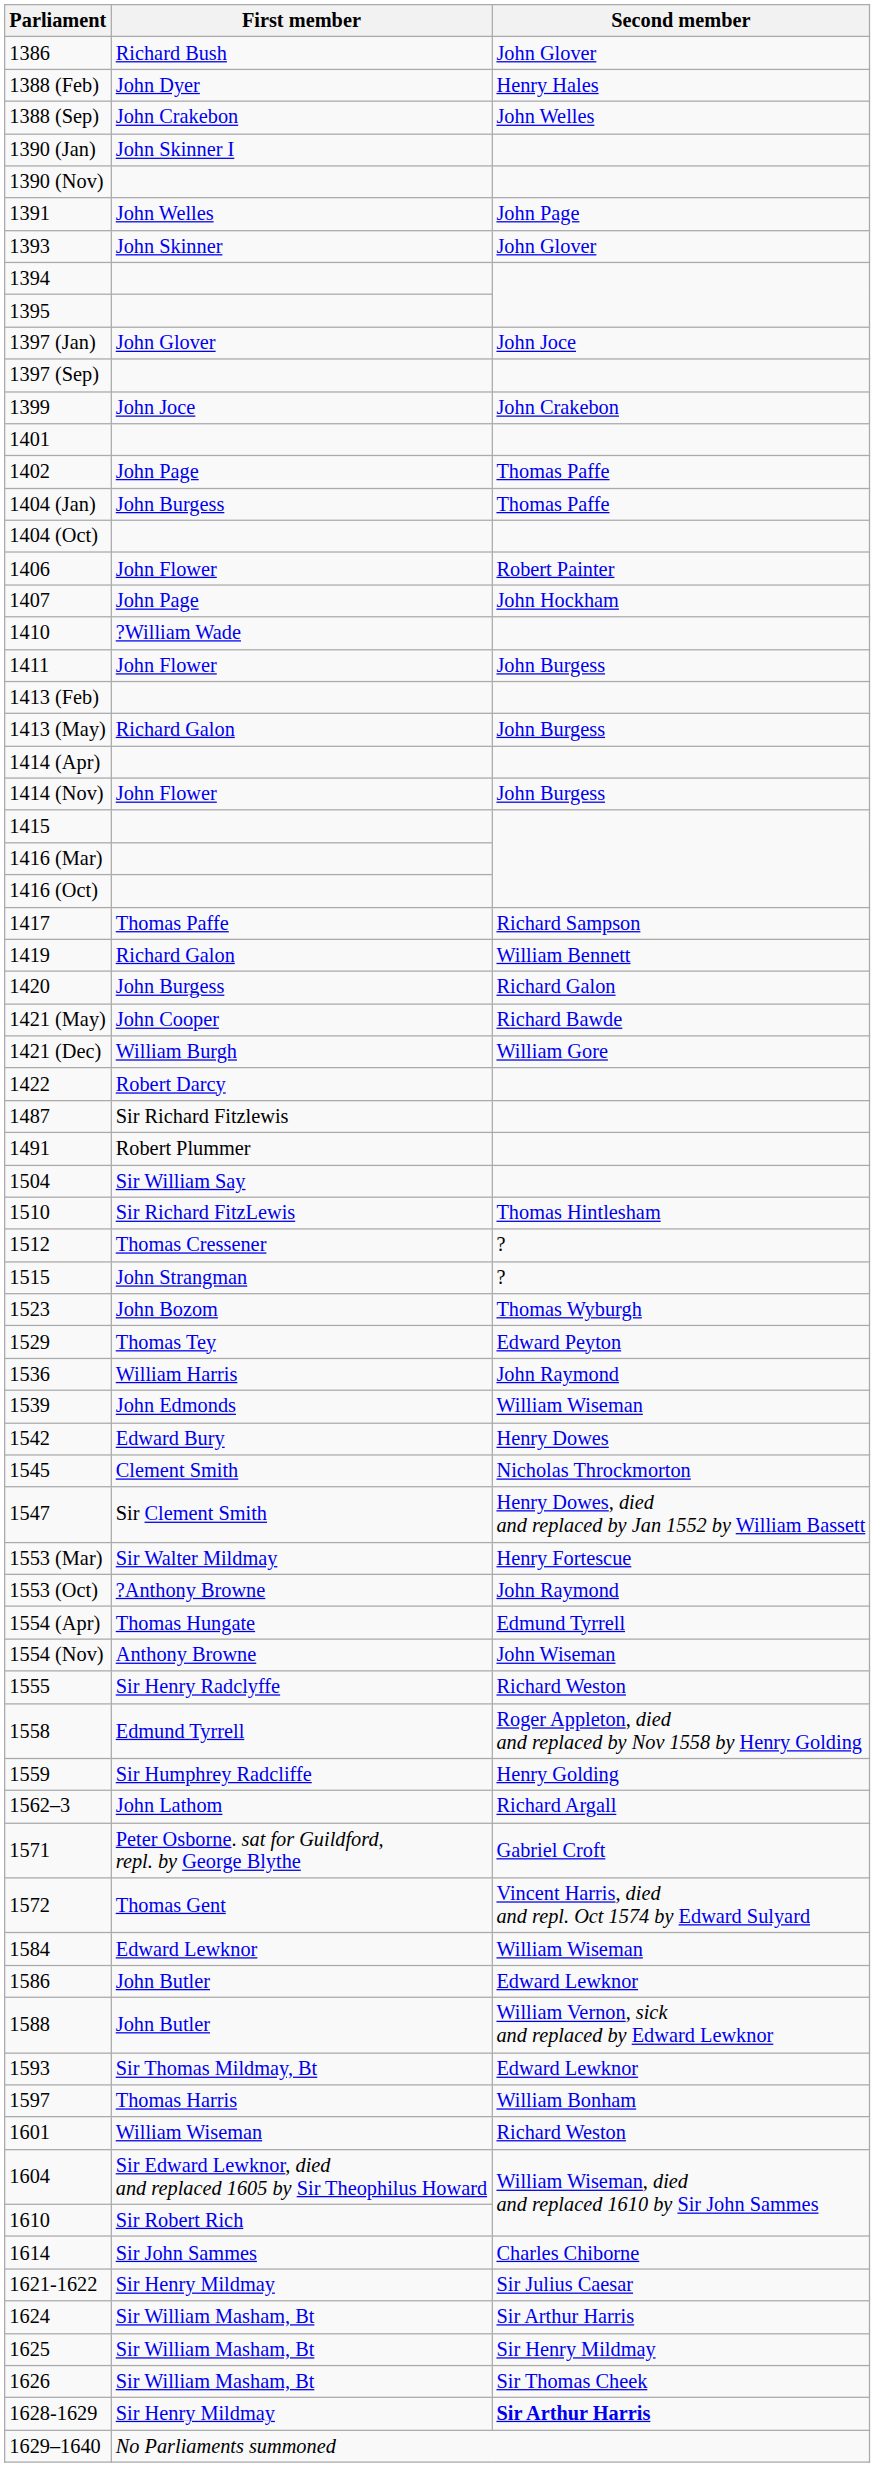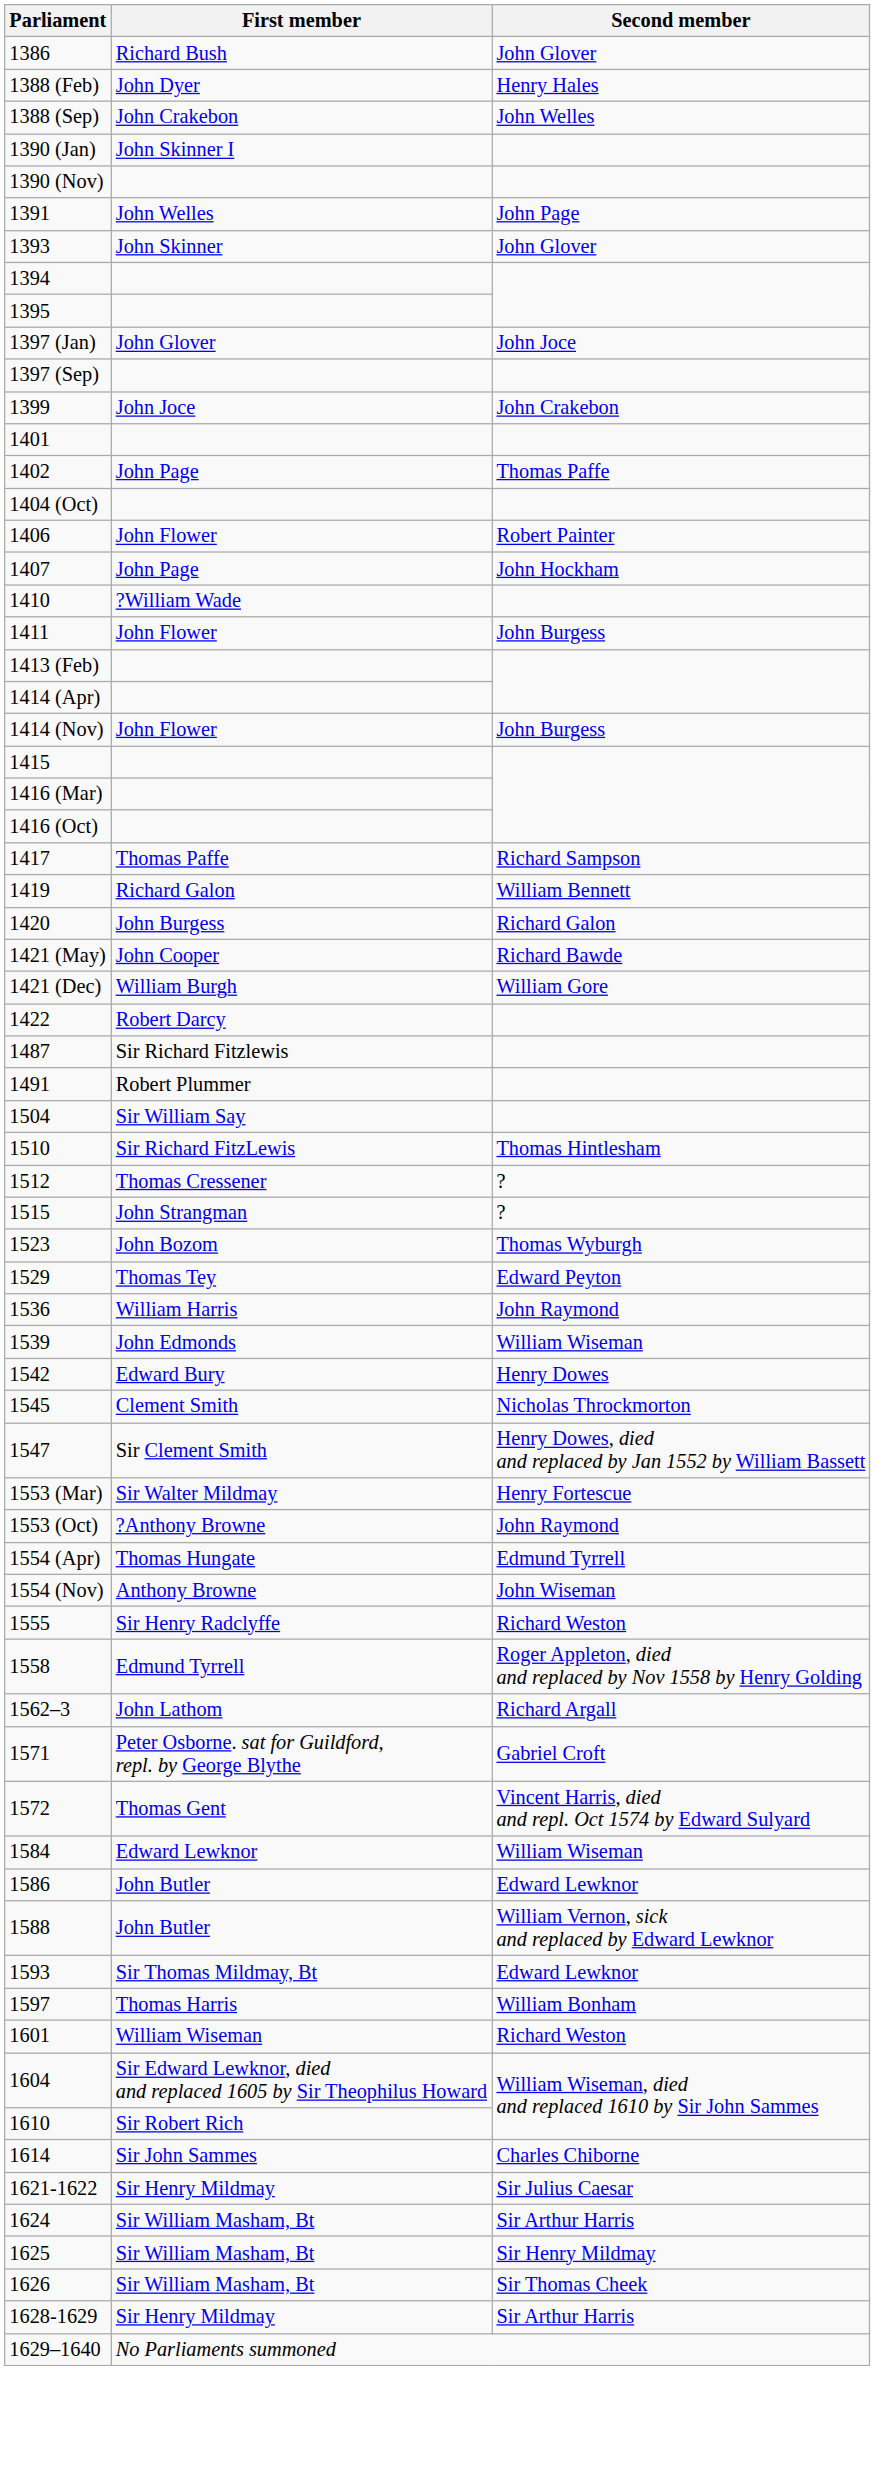- row: (52, 504)
- row: (58, 729)
- row: (30, 1774)
(573, 2413) bold -> (565, 2316) normal
